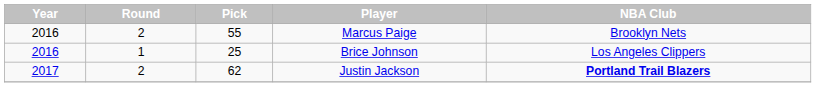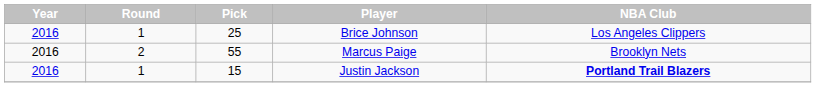rows swapped: (379, 52) <-> (379, 33)
(45, 71) 2017 -> (45, 71) 2016
(141, 71) 2 -> (141, 71) 1
(234, 71) 62 -> (234, 71) 15
